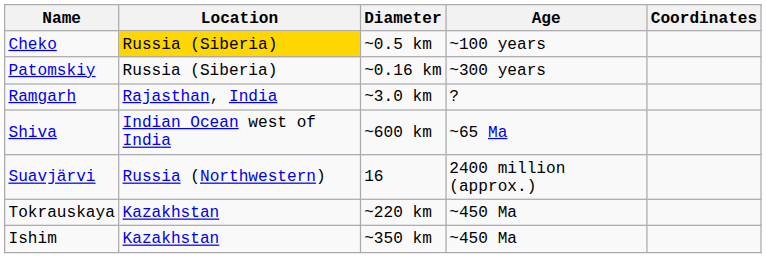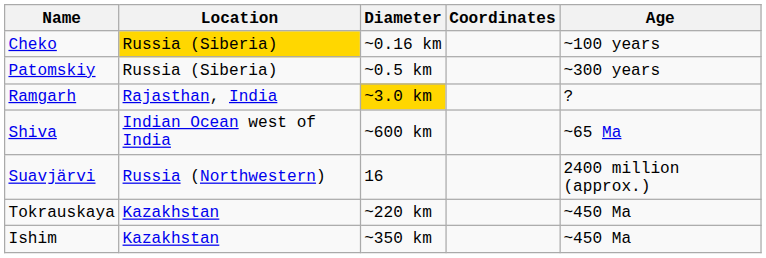columns swapped: (546, 18) <-> (704, 18)
(398, 44) ~0.5 km -> (403, 44) ~0.16 km
(403, 70) ~0.16 km -> (398, 70) ~0.5 km
(398, 97) no background -> (398, 97) gold background
